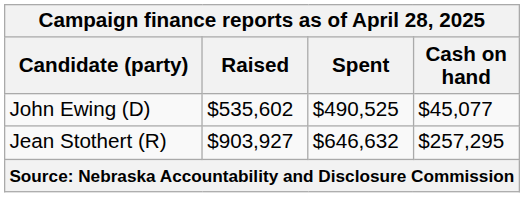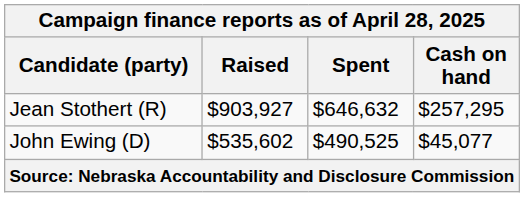rows swapped: (88, 142) <-> (80, 109)
